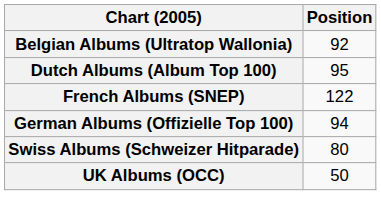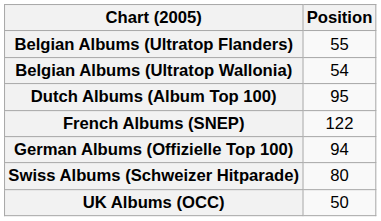+ row: (154, 44)
(340, 44) 92 -> (340, 70) 54
